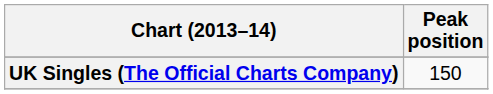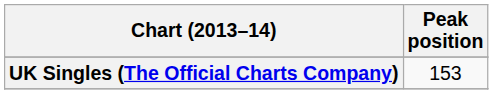(445, 72) 150 -> (445, 72) 153
